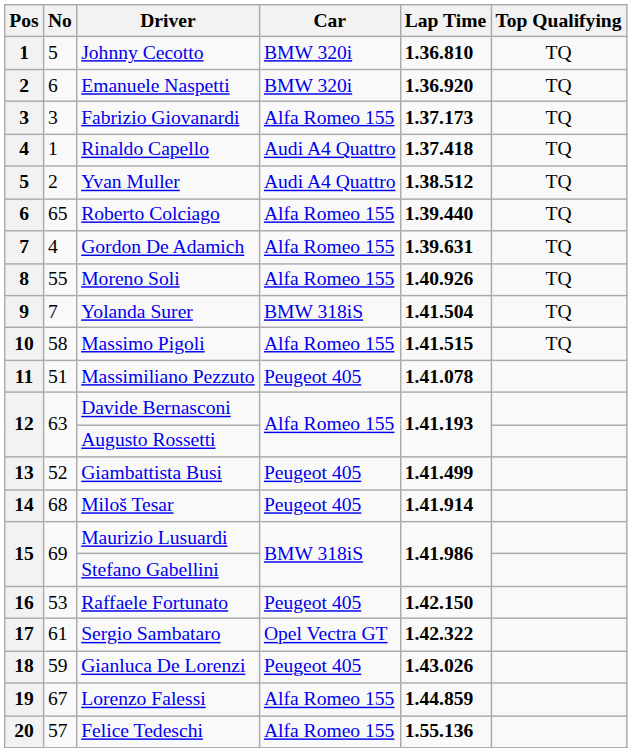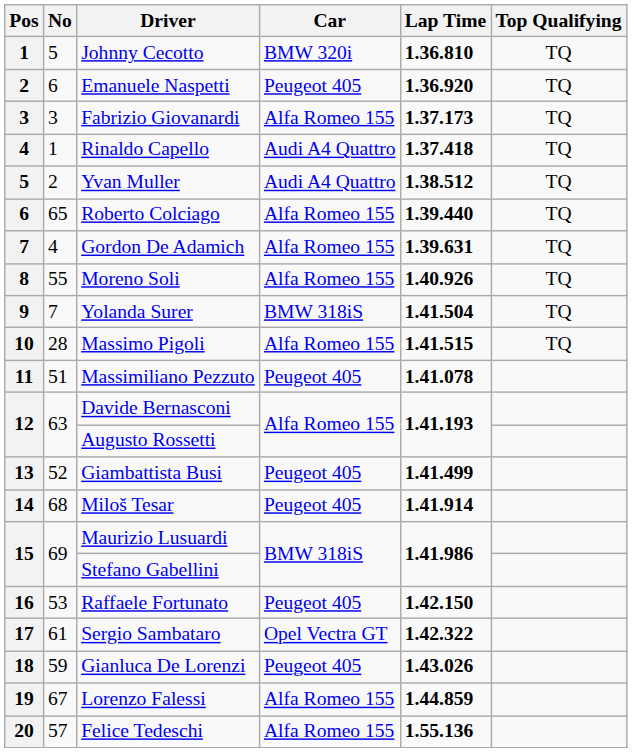(308, 84) BMW 320i -> (313, 84) Peugeot 405
(58, 343) 58 -> (58, 343) 28
